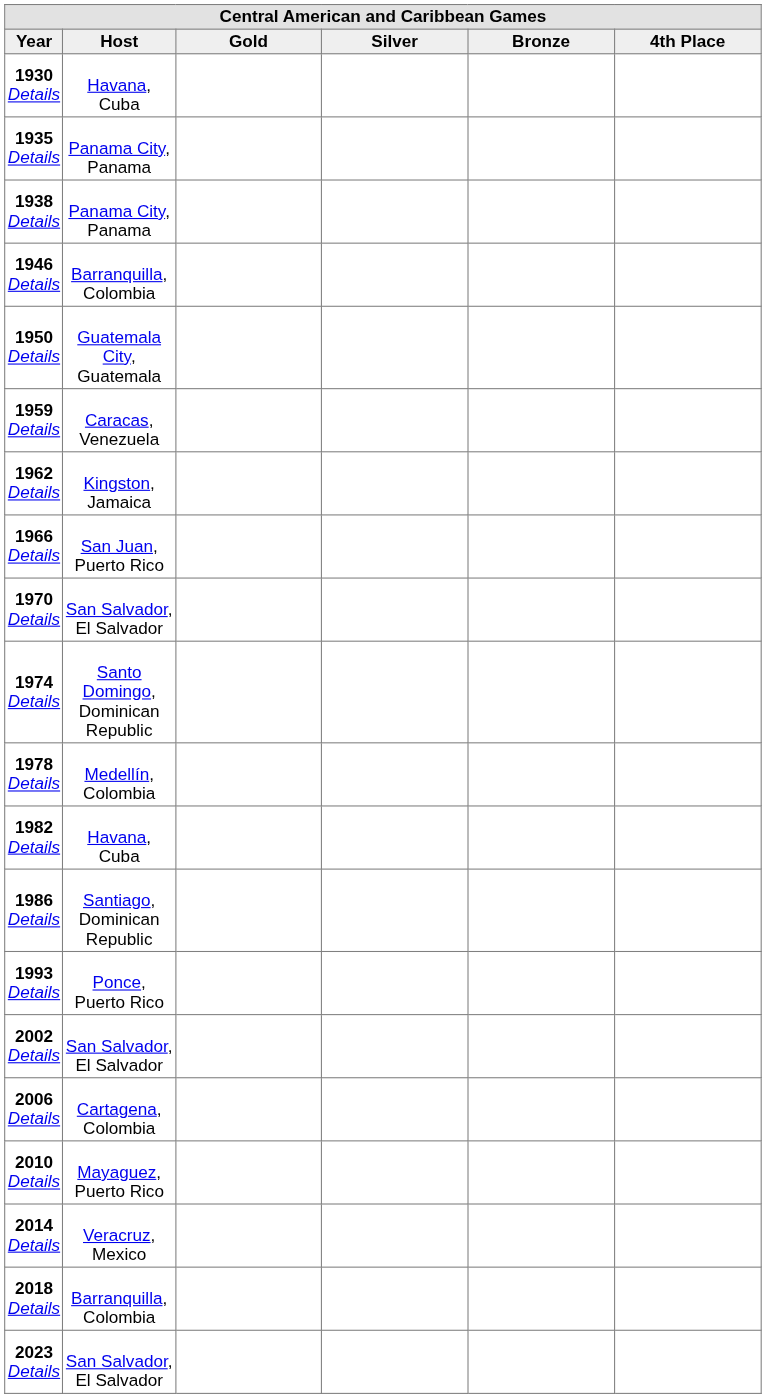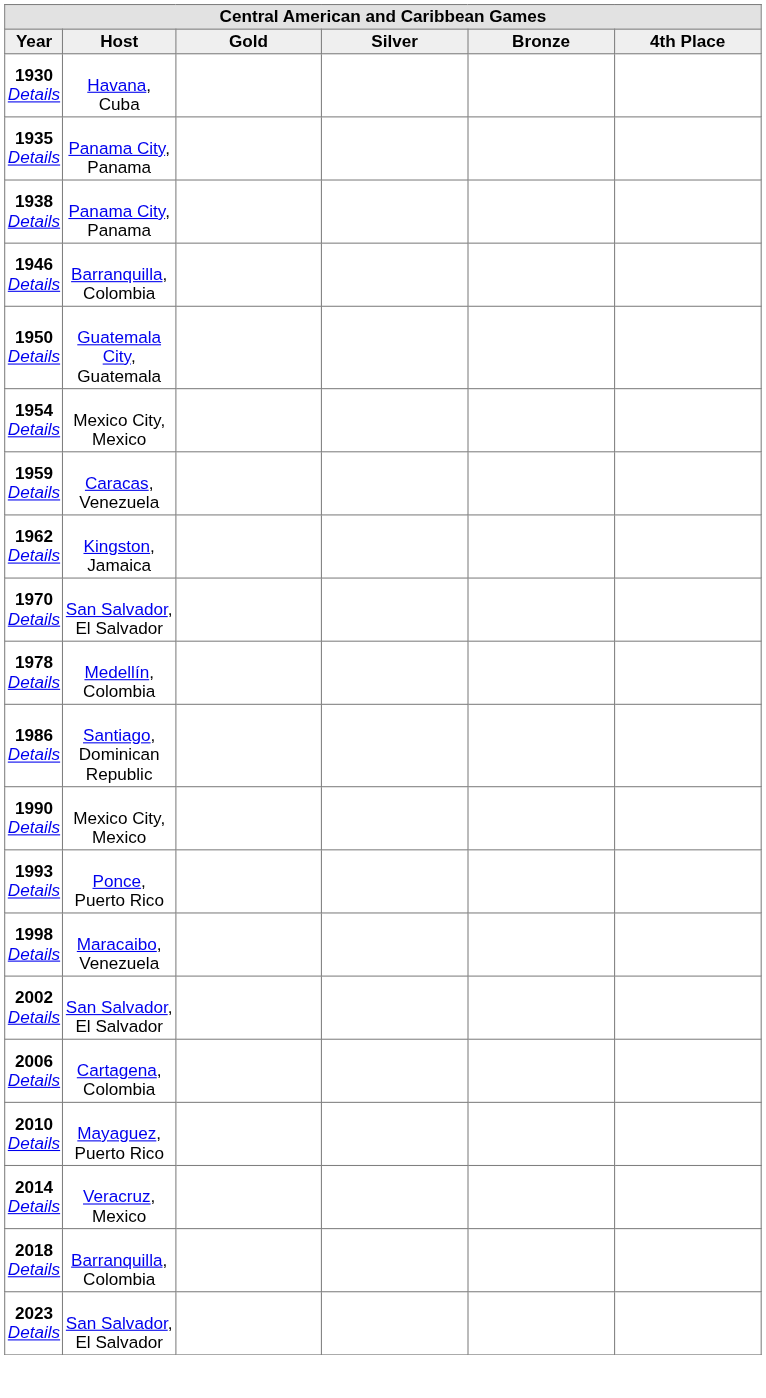+ row: (34, 420)
- row: (34, 546)
- row: (34, 691)
- row: (34, 837)
+ row: (34, 818)
+ row: (34, 944)
